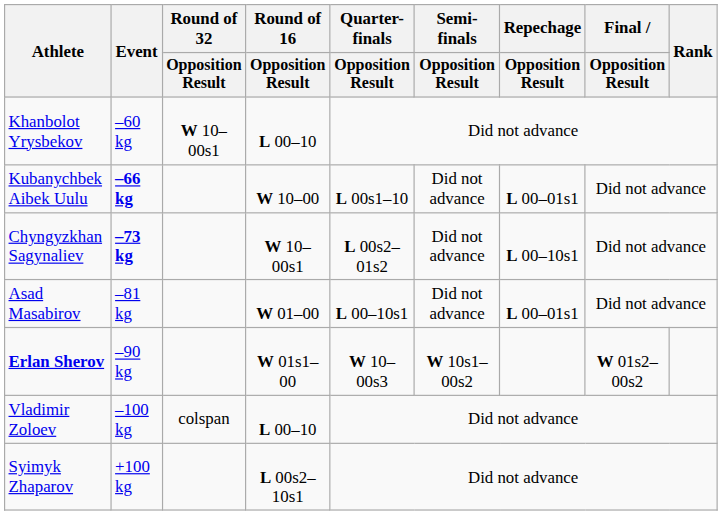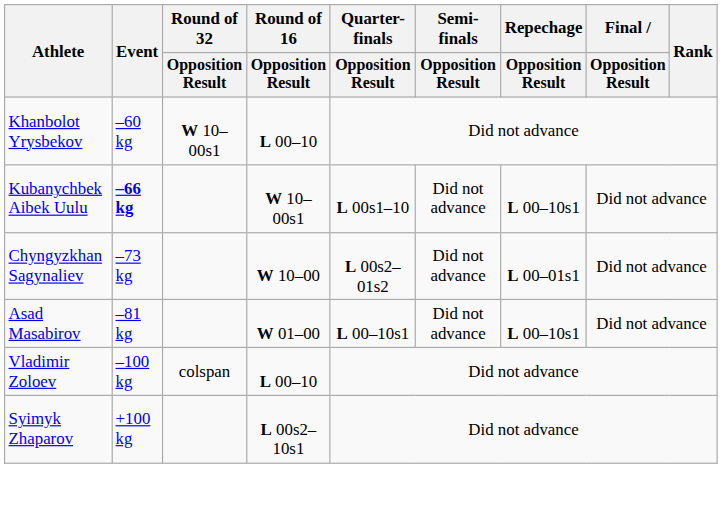(288, 198) W 10–00 -> (288, 208) W 10–00s1
(542, 198) L 00–01s1 -> (544, 208) L 00–10s1
(128, 246) bold -> (128, 266) normal
(288, 256) W 10–00s1 -> (288, 276) W 10–00
(542, 256) L 00–10s1 -> (544, 276) L 00–01s1
(542, 314) L 00–01s1 -> (544, 334) L 00–10s1
- row: (56, 361)
